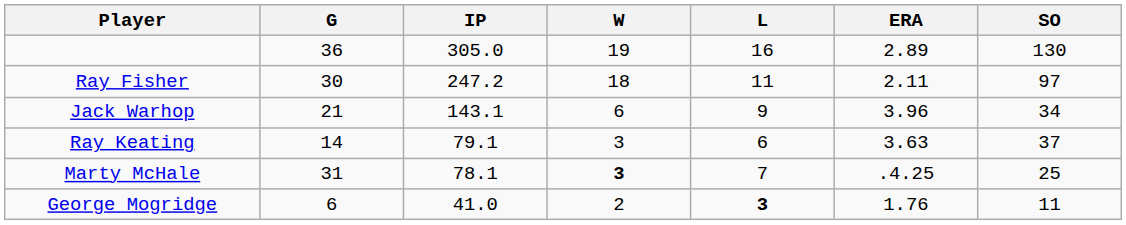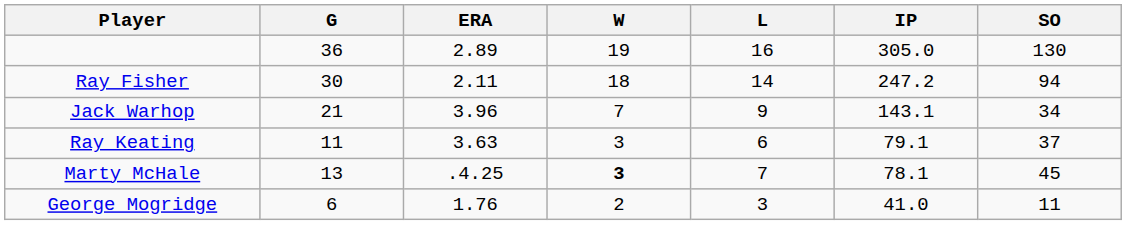columns swapped: (475, 20) <-> (906, 20)
(762, 82) 11 -> (762, 82) 14
(1050, 82) 97 -> (1050, 82) 94
(619, 112) 6 -> (619, 112) 7
(332, 143) 14 -> (332, 143) 11
(332, 174) 31 -> (332, 174) 13
(1050, 174) 25 -> (1050, 174) 45
(762, 204) bold -> (762, 204) normal
